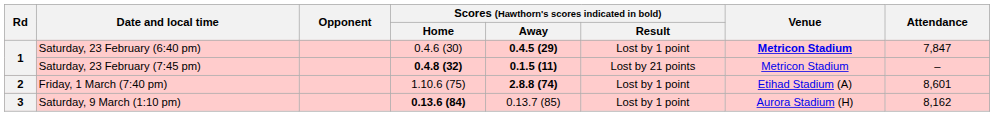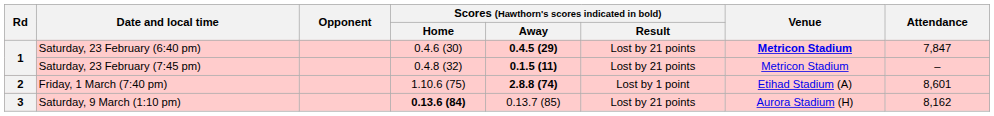(653, 49) Lost by 1 point -> (653, 49) Lost by 21 points
(438, 67) bold -> (438, 67) normal
(653, 102) Lost by 1 point -> (653, 102) Lost by 21 points
